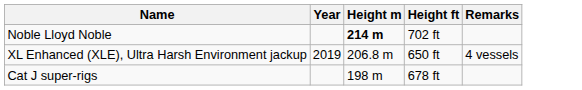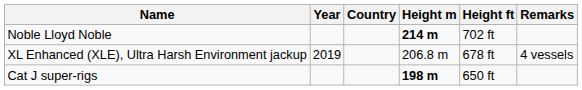+ column: (372, 15)
(424, 55) 650 ft -> (478, 55) 678 ft
(365, 75) normal -> (420, 75) bold
(424, 75) 678 ft -> (478, 75) 650 ft
